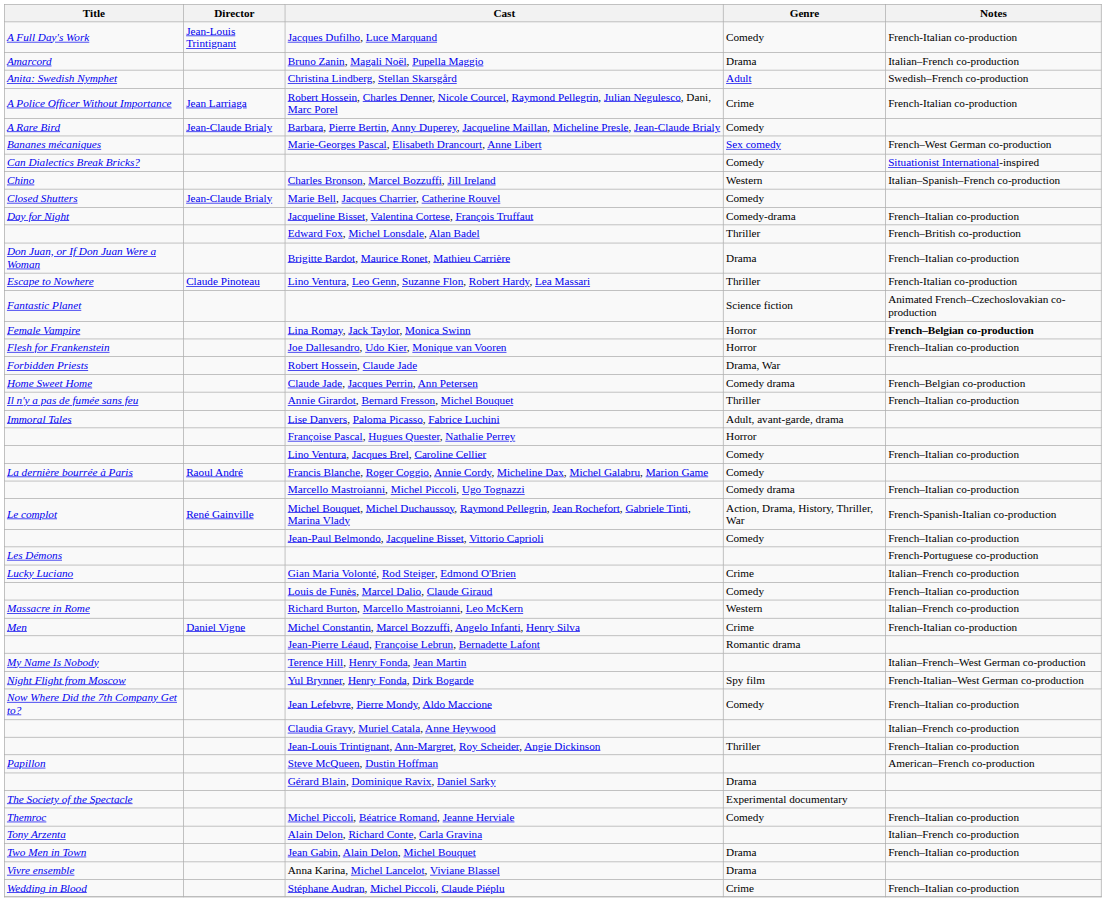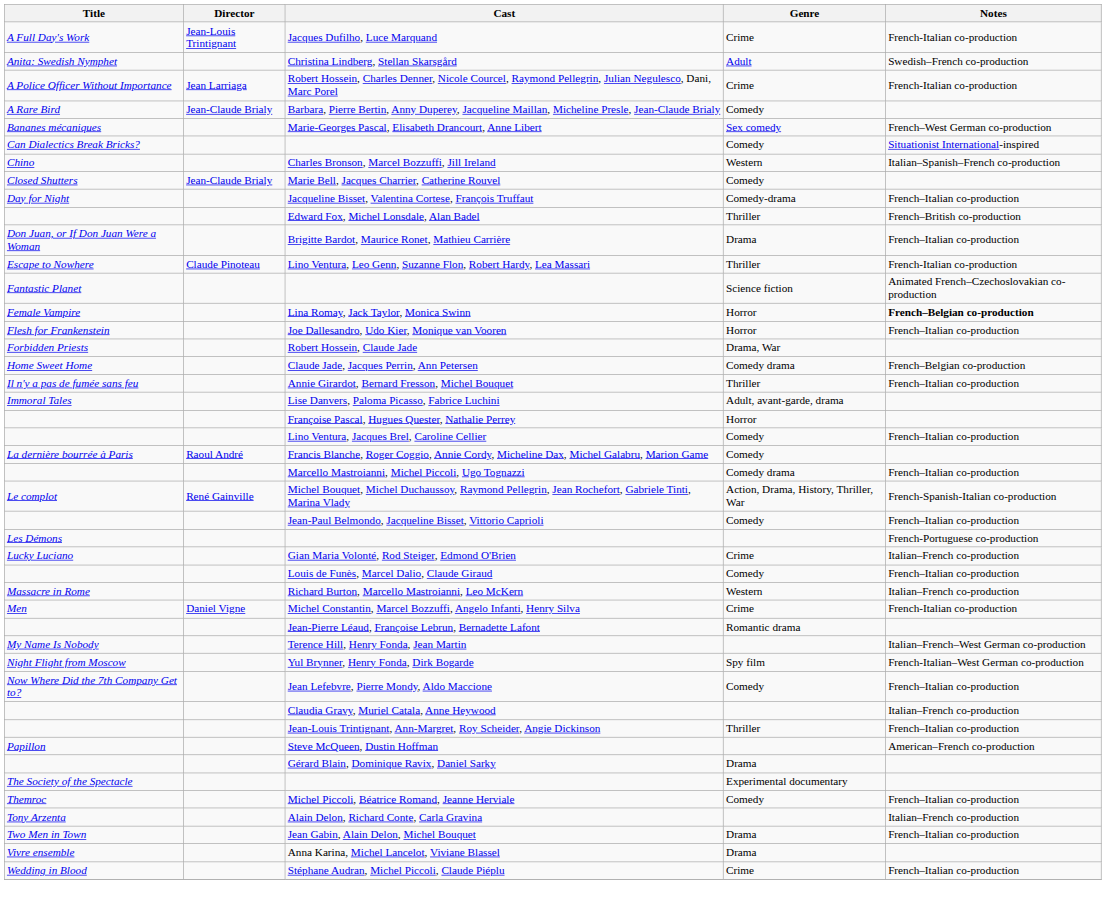(745, 37) Comedy -> (740, 37) Crime
- row: (29, 61)
